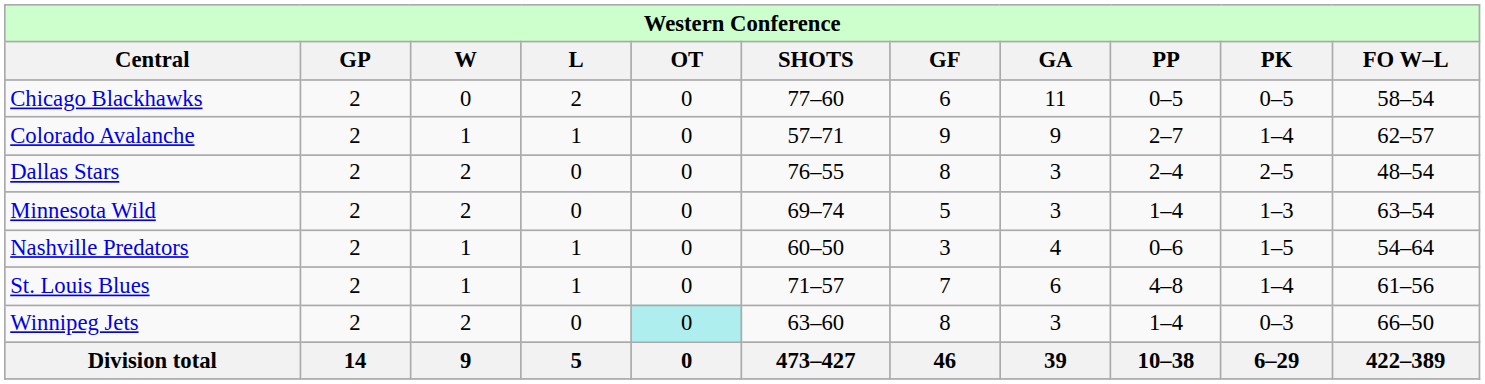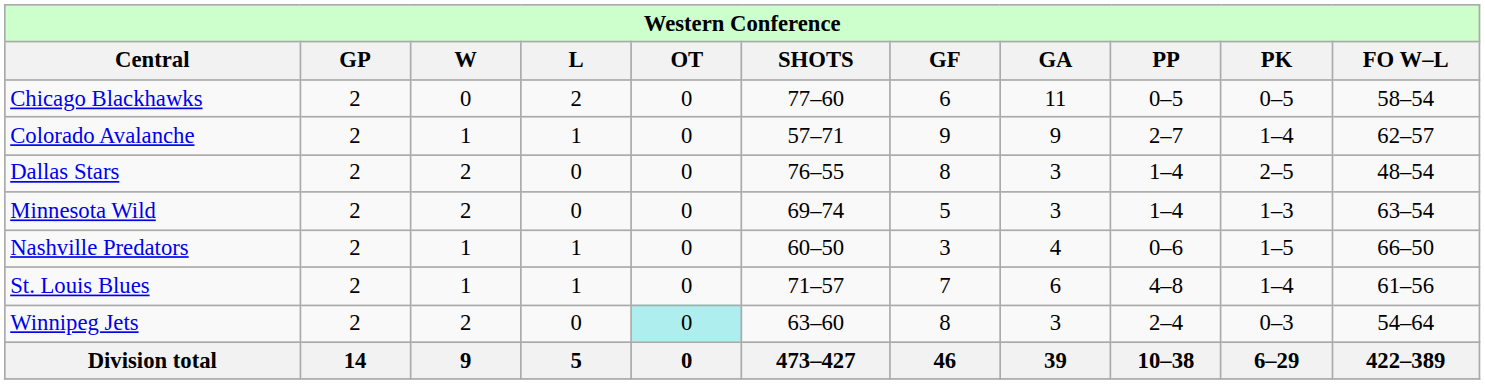(1166, 172) 2–4 -> (1166, 172) 1–4
(1406, 247) 54–64 -> (1406, 247) 66–50
(1166, 322) 1–4 -> (1166, 322) 2–4
(1406, 322) 66–50 -> (1406, 322) 54–64
